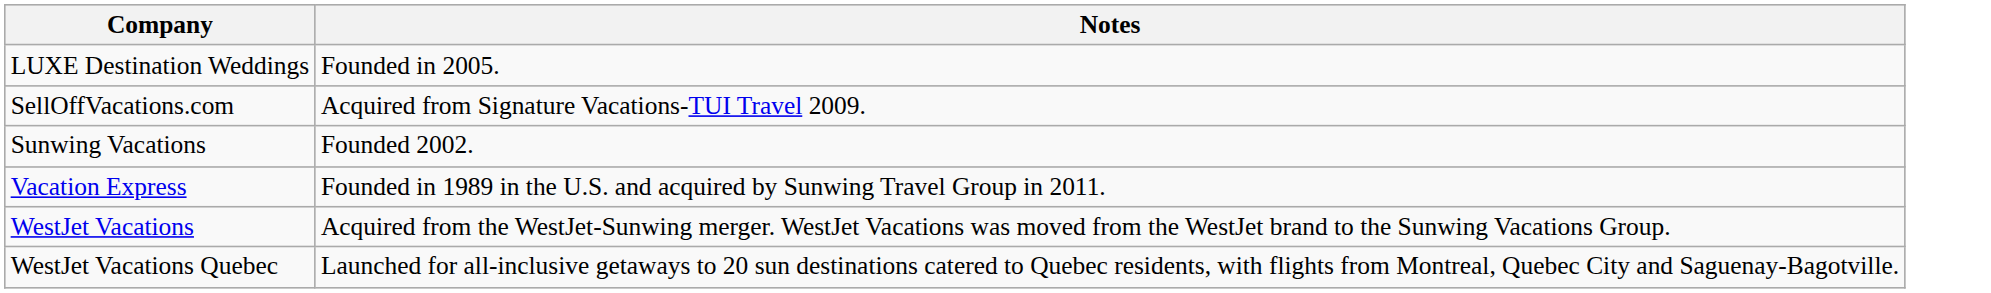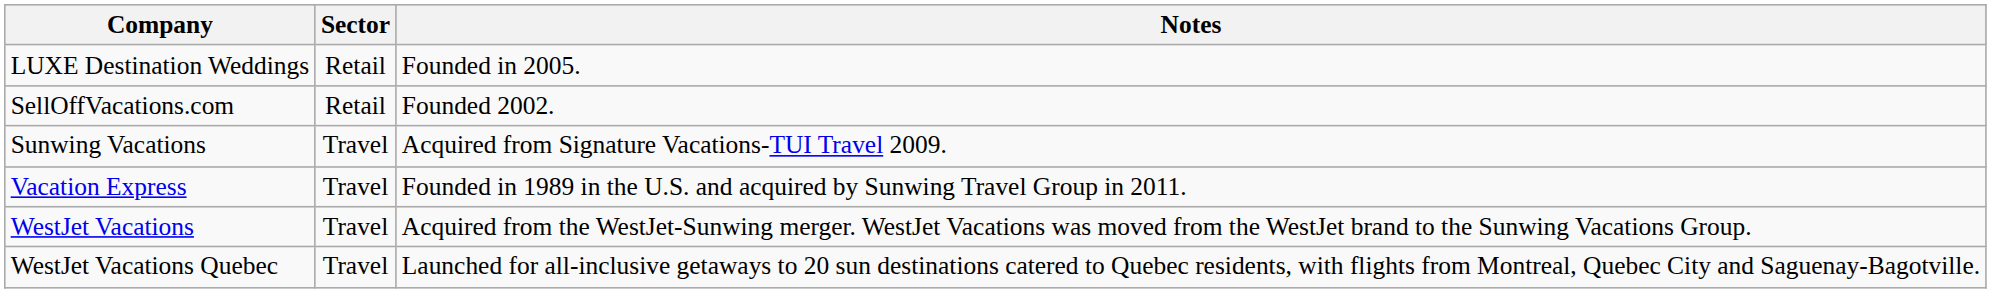+ column: (355, 24)
(593, 105) Acquired from Signature Vacations-TUI Travel 2009. -> (478, 105) Founded 2002.
(397, 145) Founded 2002. -> (674, 145) Acquired from Signature Vacations-TUI Travel 2009.
